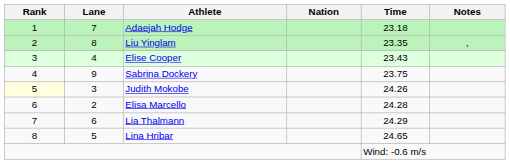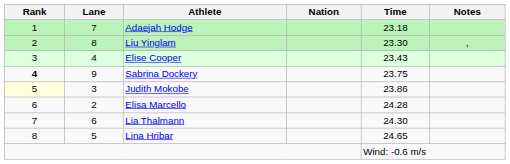(395, 43) 23.35 -> (395, 43) 23.30
(35, 74) normal -> (35, 74) bold
(395, 89) 24.26 -> (395, 89) 23.86
(395, 120) 24.29 -> (395, 120) 24.30
